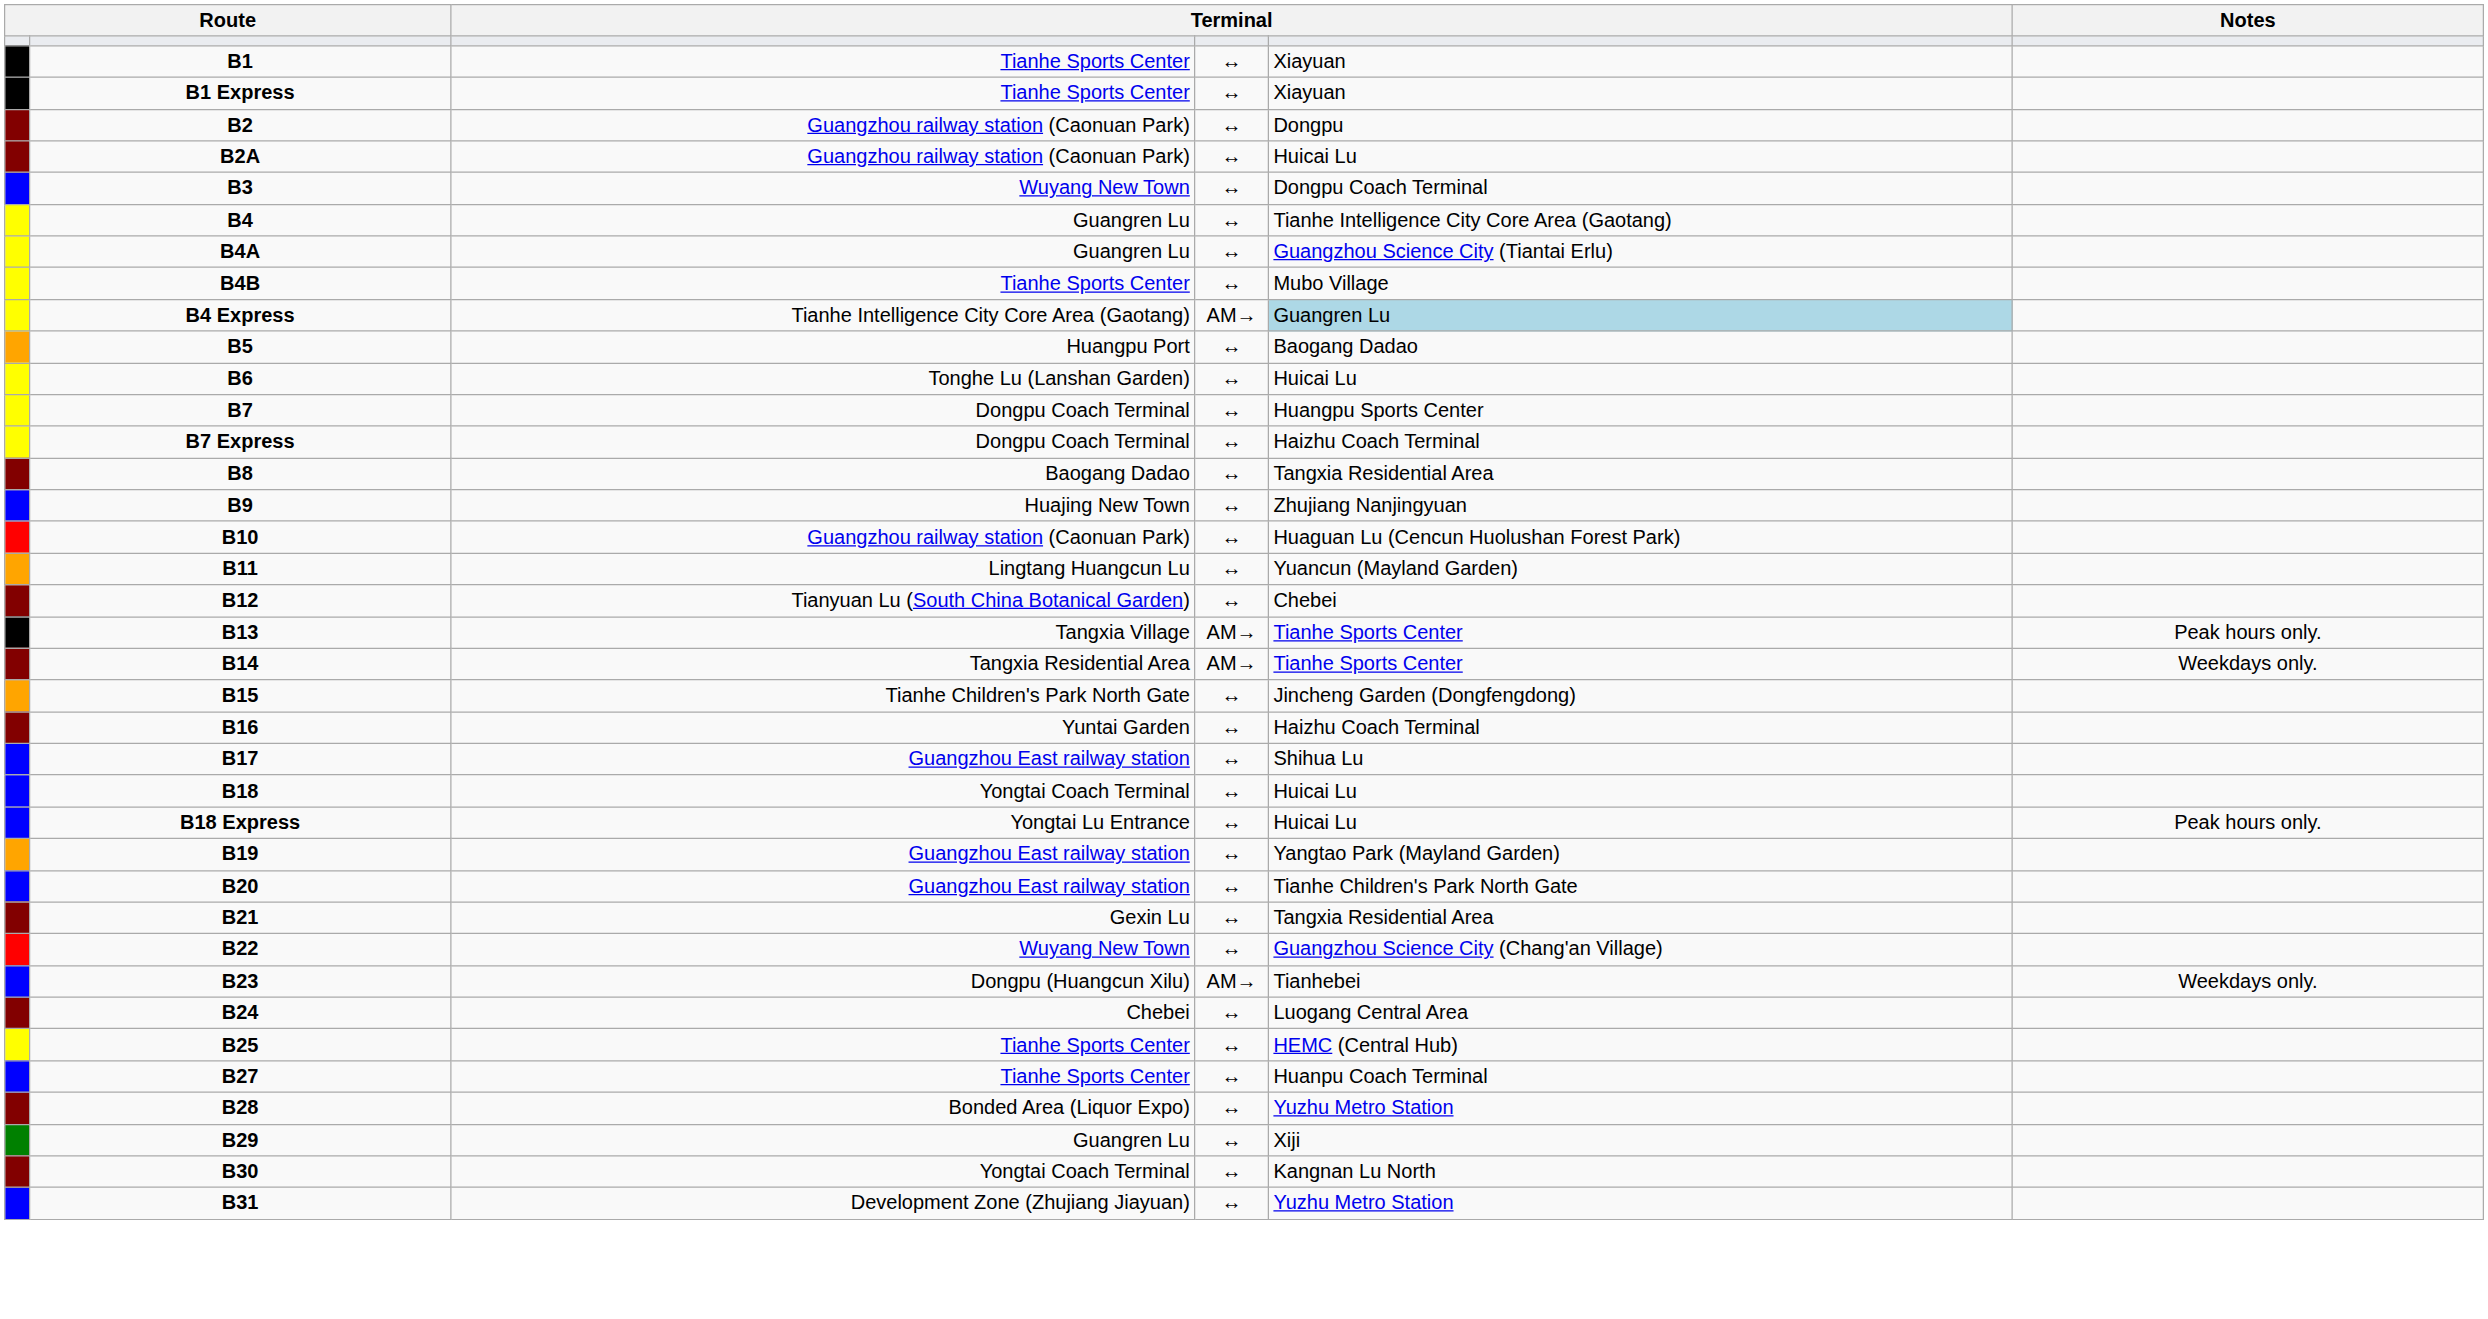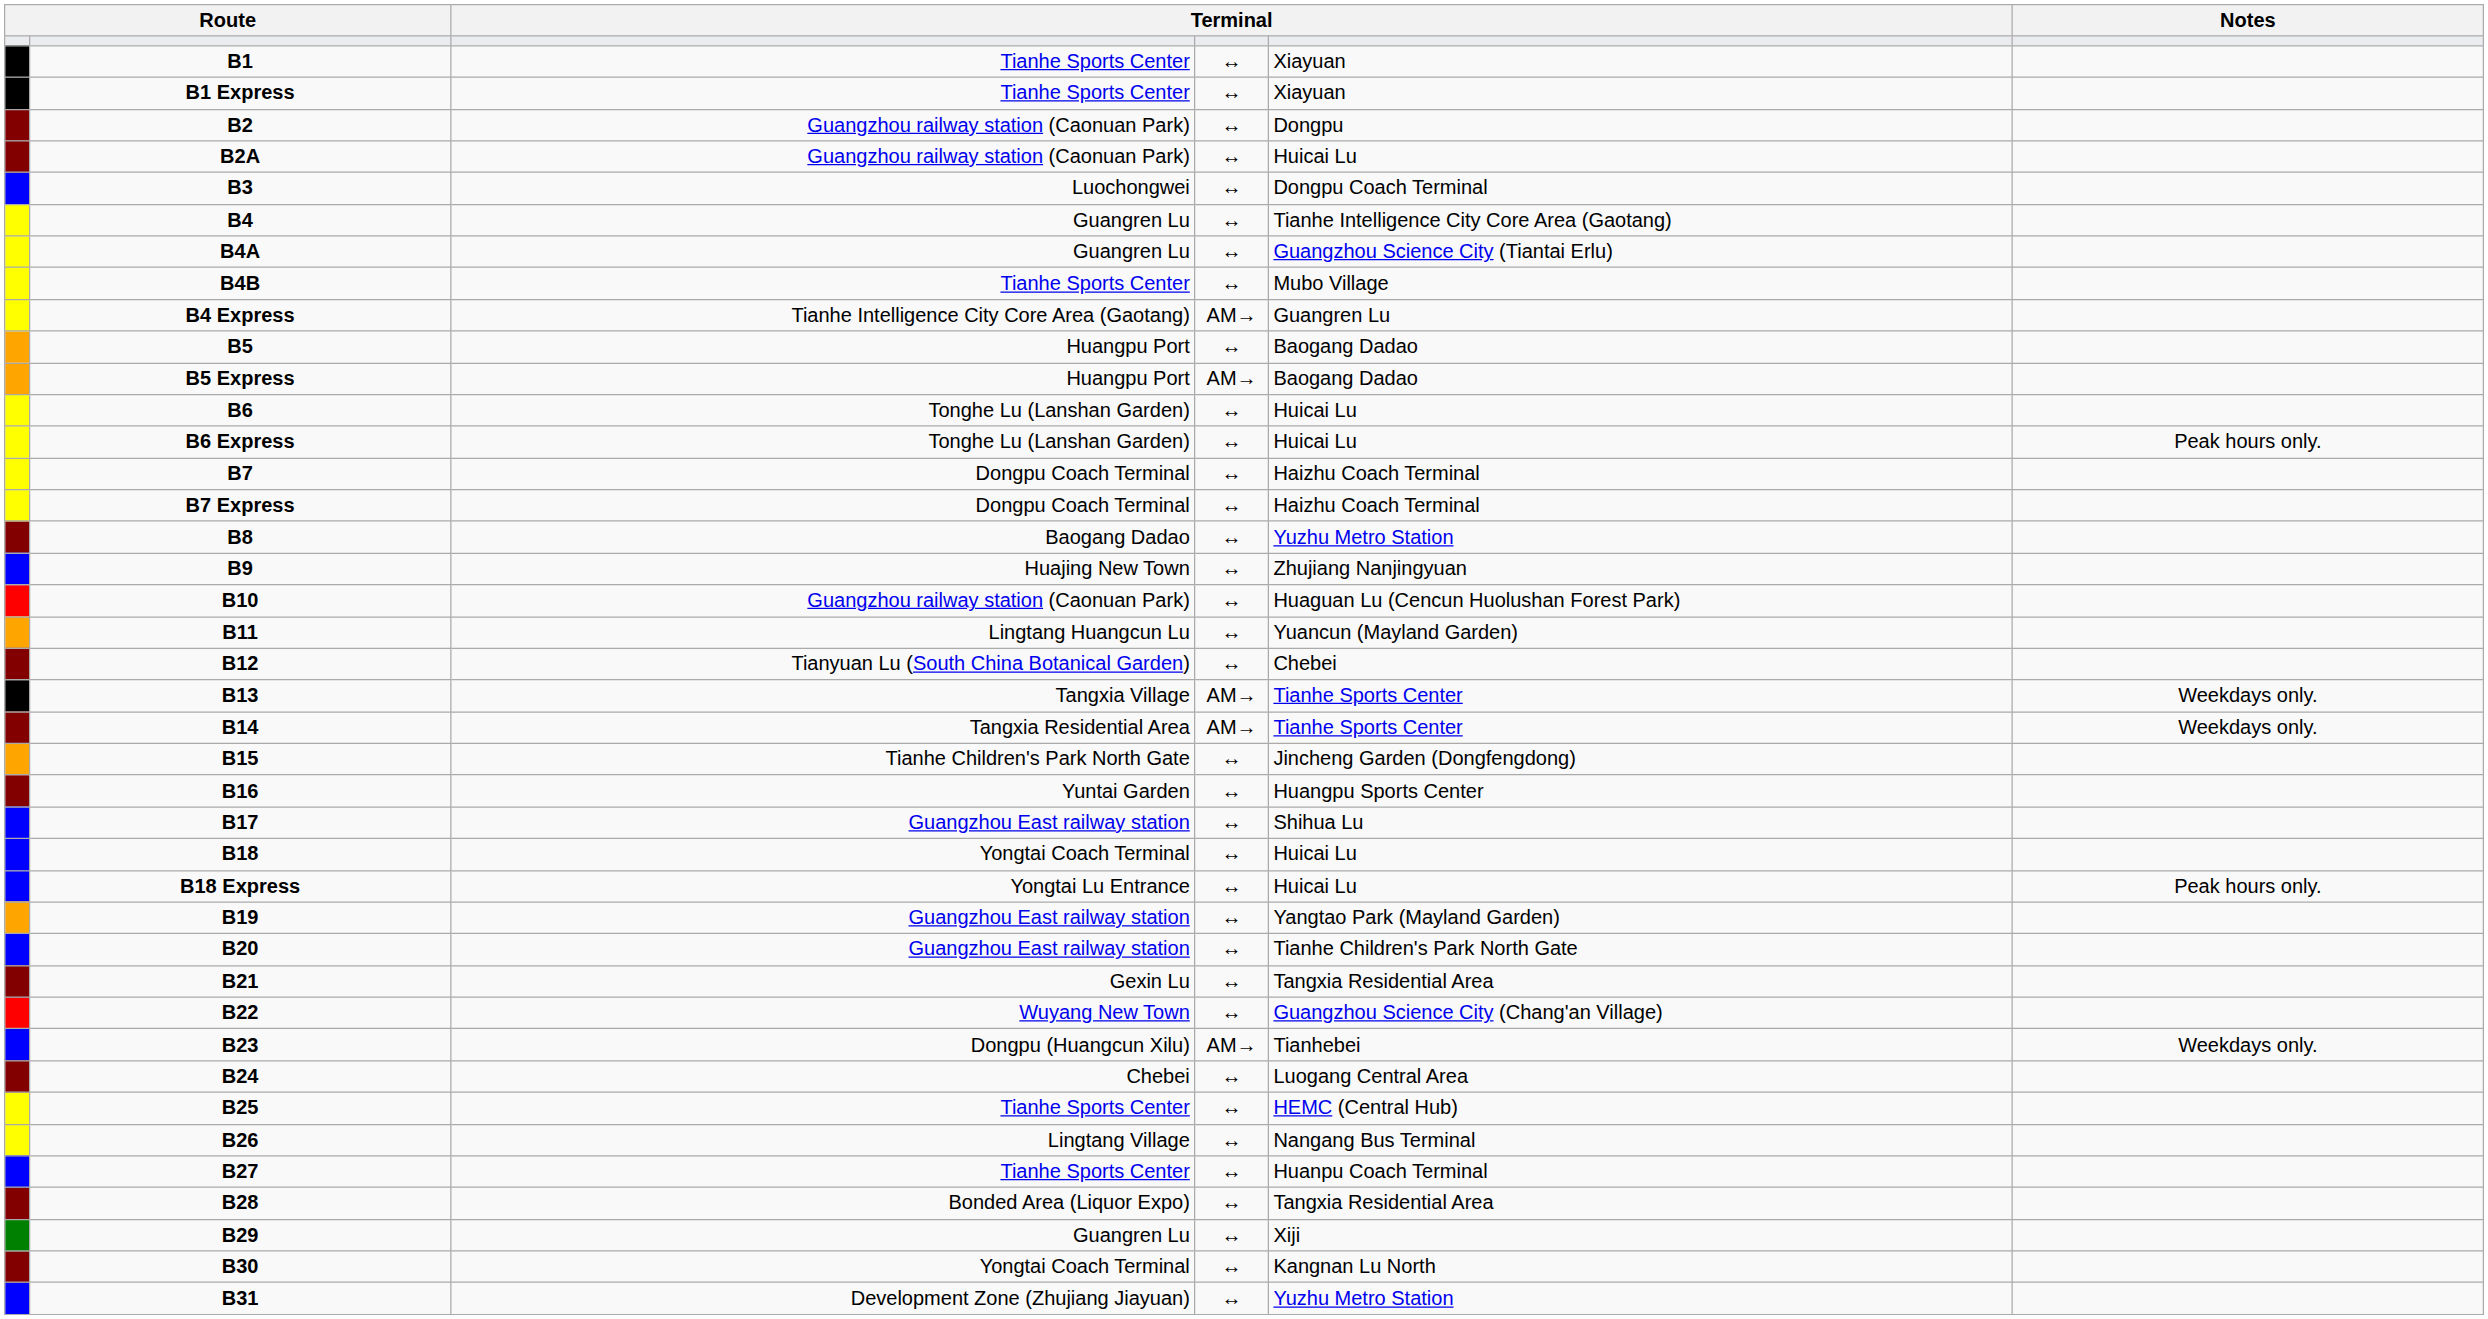(1105, 188) Wuyang New Town -> (1131, 188) Luochongwei
(1332, 315) lightblue background -> (1332, 315) no background
+ row: (240, 378)
+ row: (240, 441)
(1378, 410) Huangpu Sports Center -> (1377, 473) Haizhu Coach Terminal
(1383, 473) Tangxia Residential Area -> (1363, 537) Yuzhu Metro Station
(2248, 632) Peak hours only. -> (2248, 695) Weekdays only.
(1377, 727) Haizhu Coach Terminal -> (1378, 790) Huangpu Sports Center
+ row: (240, 1139)
(1363, 1108) Yuzhu Metro Station -> (1383, 1203) Tangxia Residential Area
